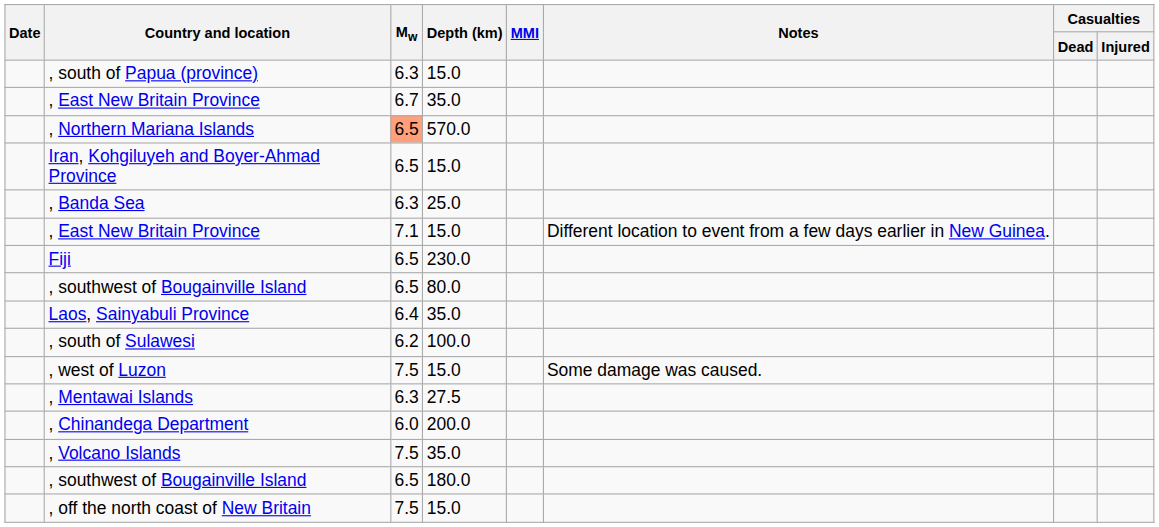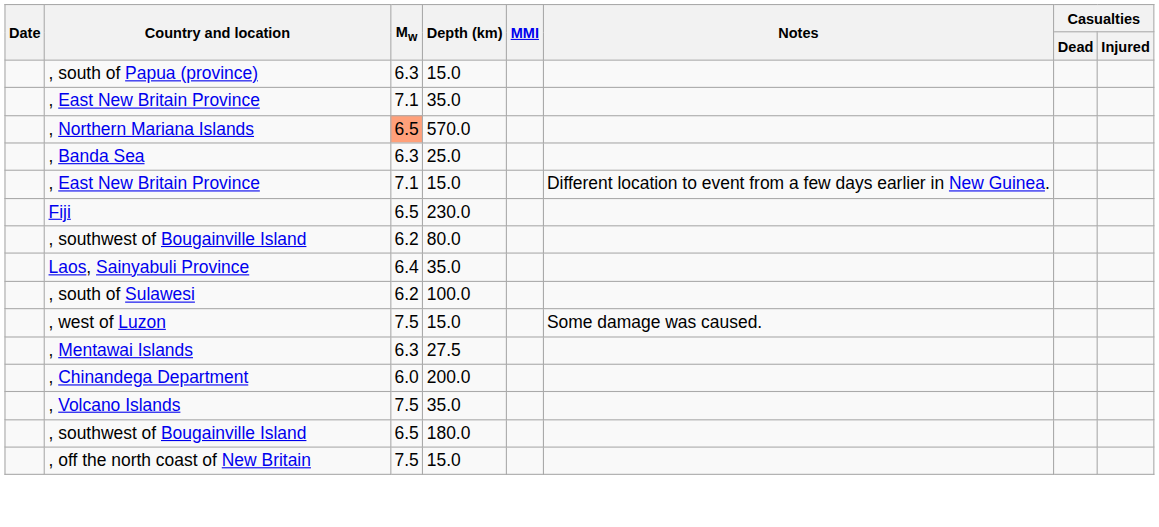(407, 101) 6.7 -> (407, 101) 7.1
- row: (184, 166)
(407, 286) 6.5 -> (407, 239) 6.2
